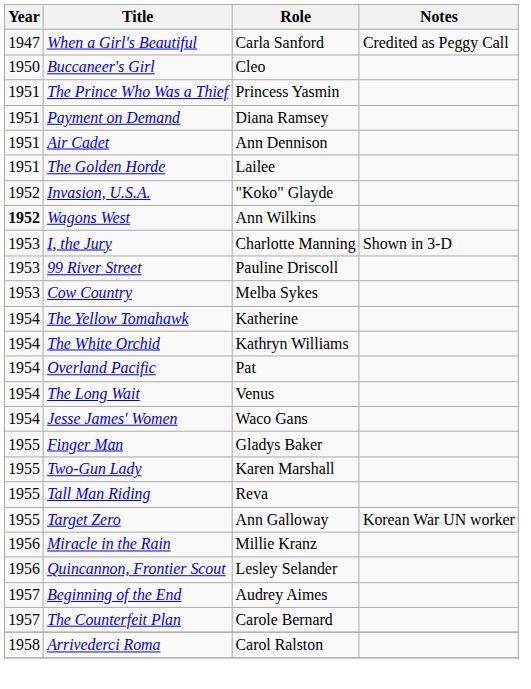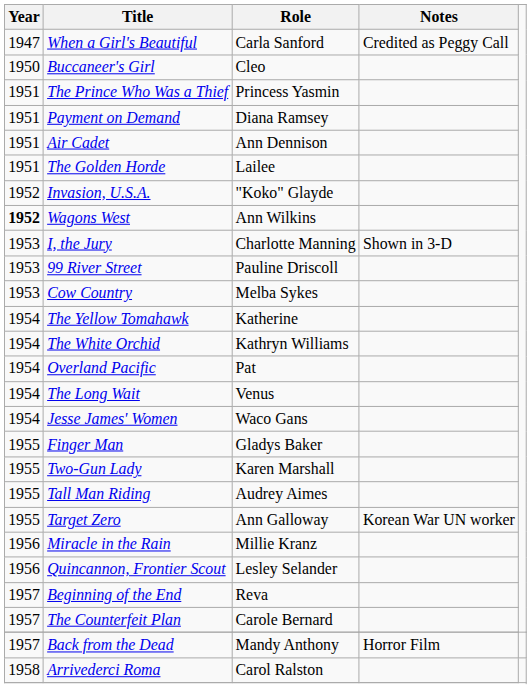(252, 494) Reva -> (282, 494) Audrey Aimes
(282, 594) Audrey Aimes -> (252, 594) Reva
+ row: (110, 645)
